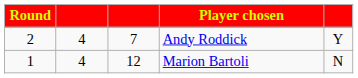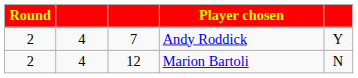(30, 61) 1 -> (30, 61) 2
